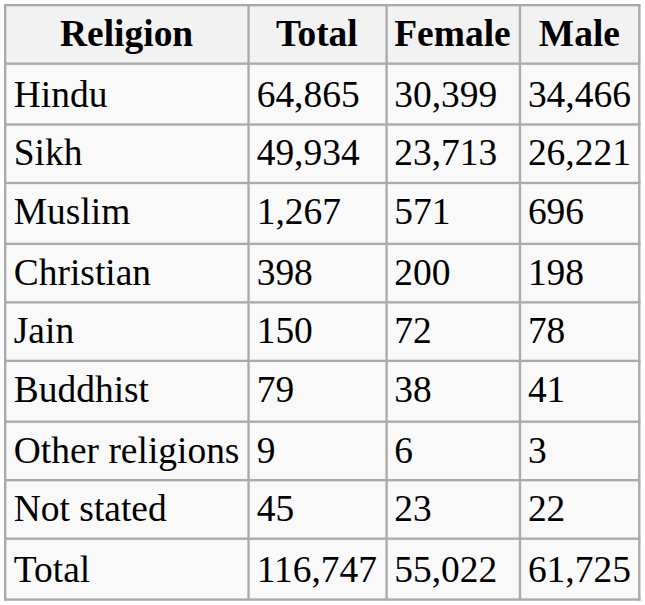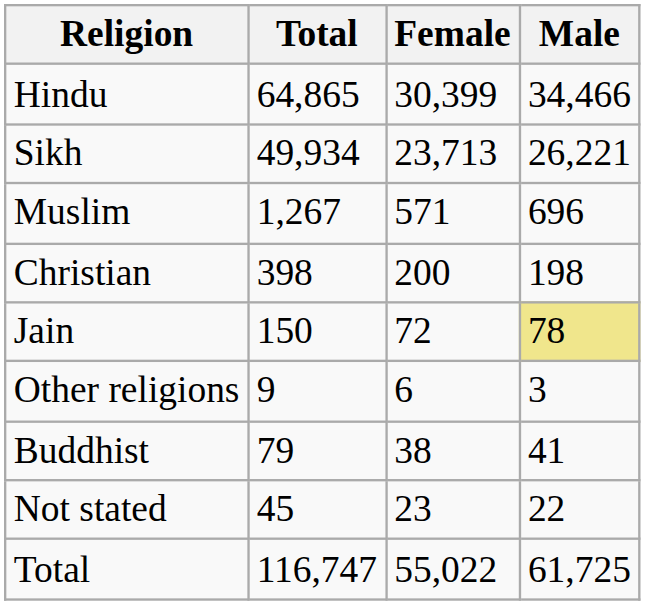(547, 331) no background -> (547, 331) khaki background
rows swapped: (81, 390) <-> (127, 449)
